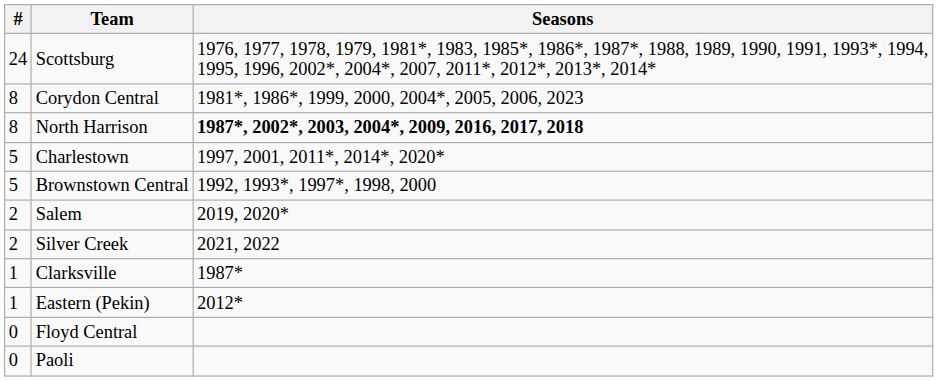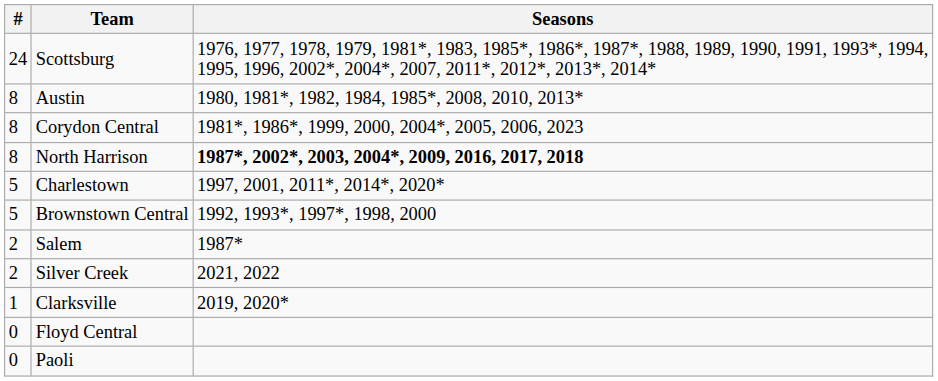+ row: (60, 98)
(243, 214) 2019, 2020* -> (220, 244) 1987*
(220, 273) 1987* -> (243, 302) 2019, 2020*
- row: (93, 302)
